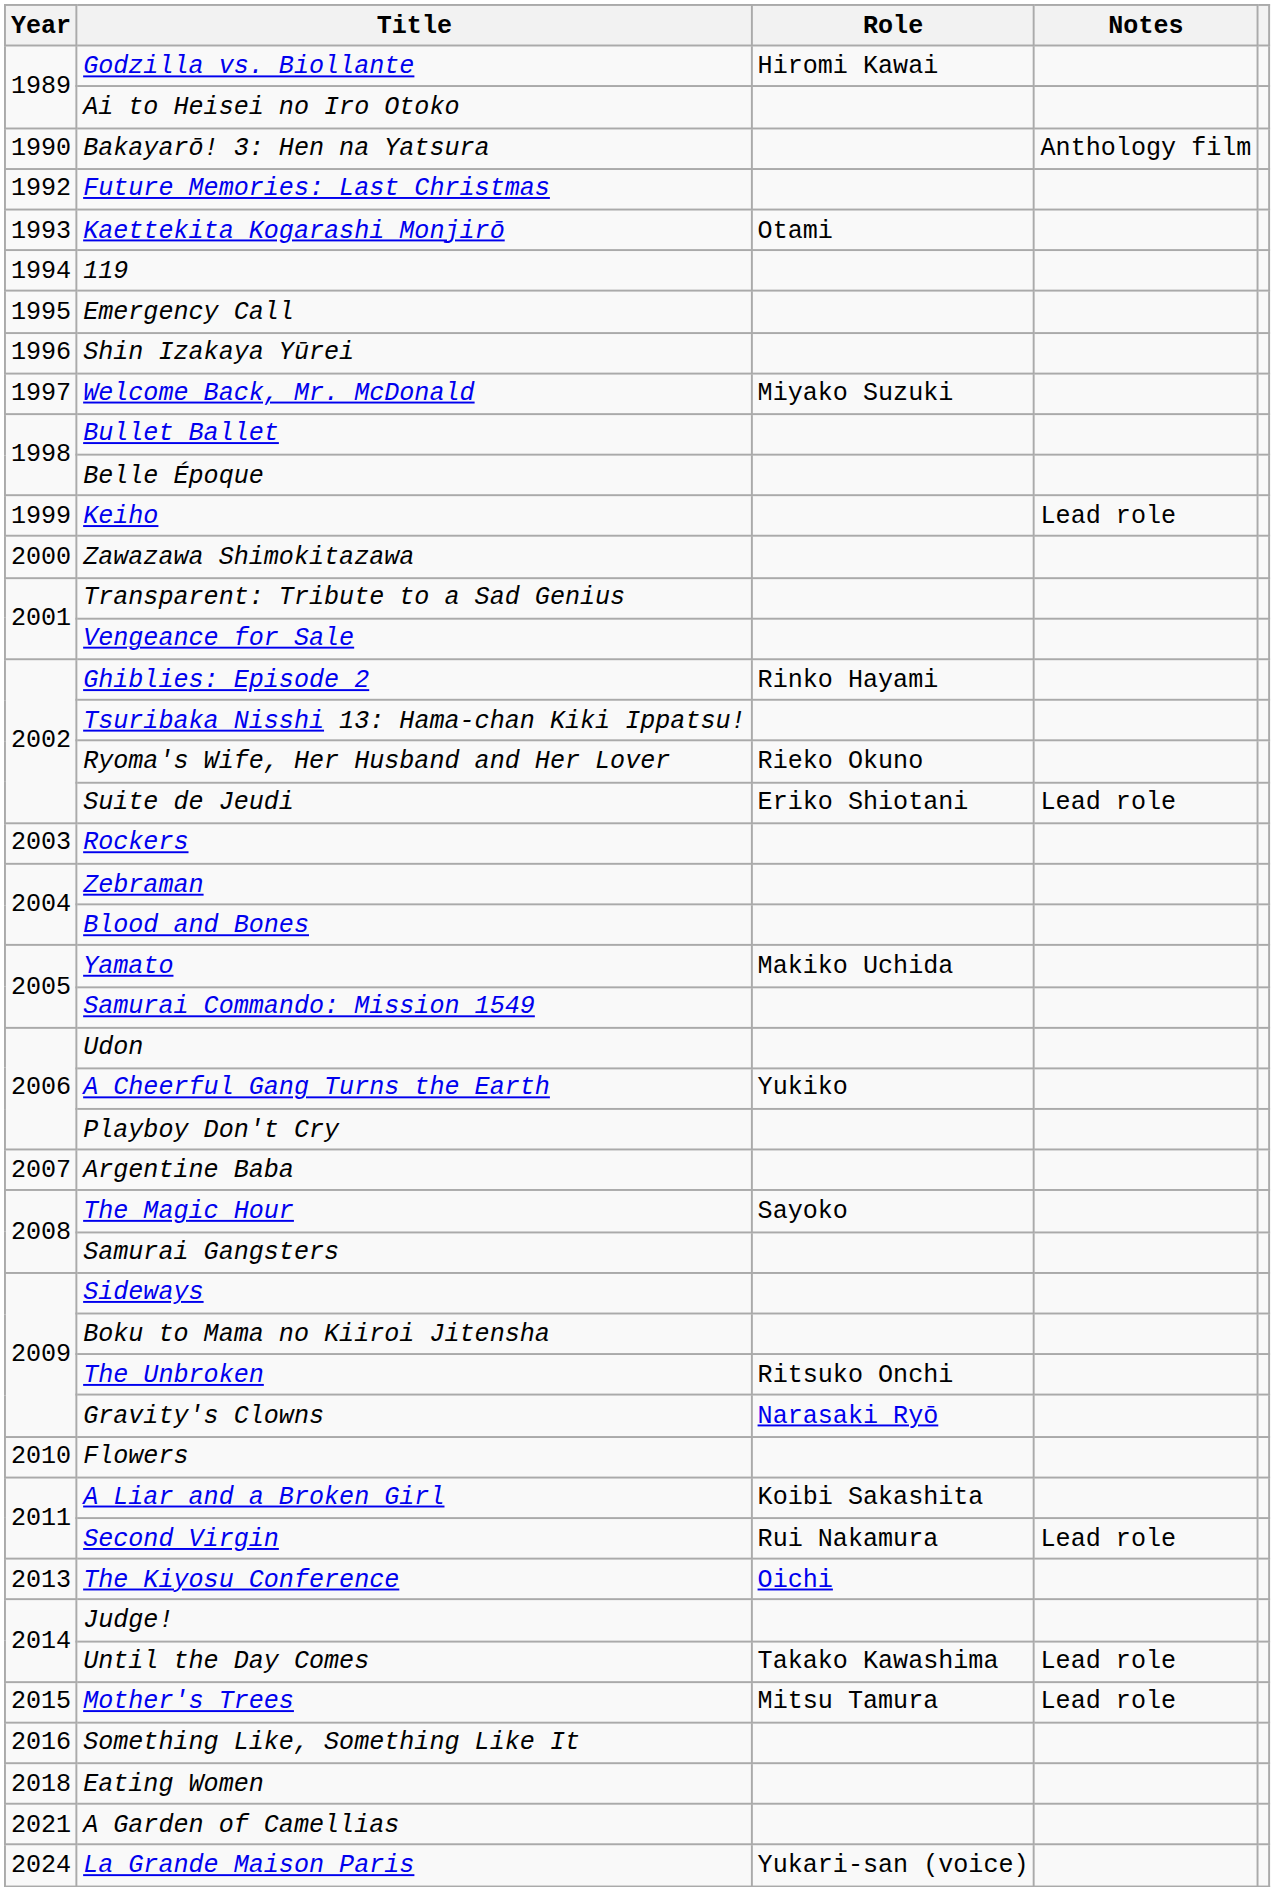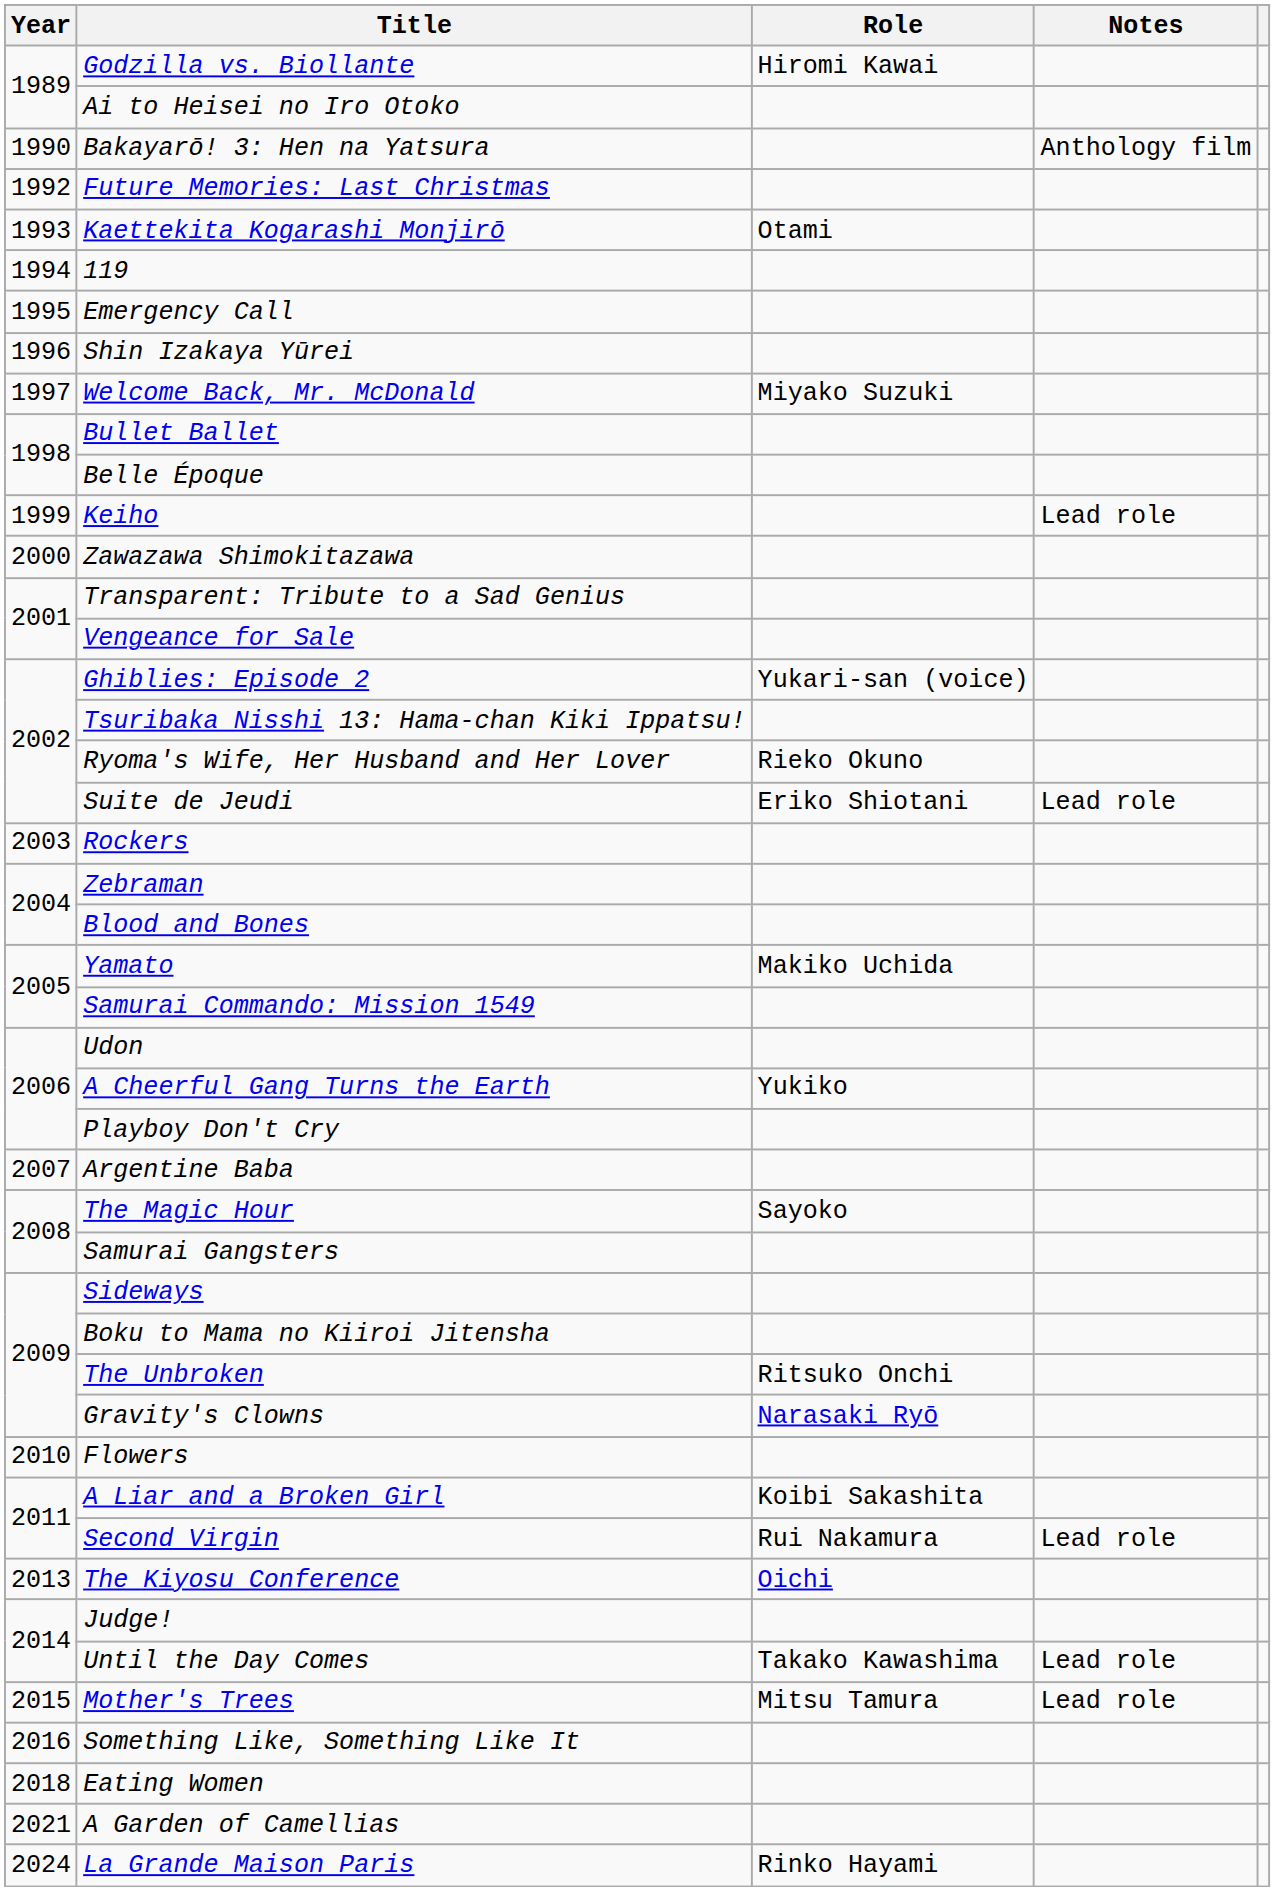(848, 680) Rinko Hayami -> (893, 680) Yukari-san (voice)
(893, 1866) Yukari-san (voice) -> (848, 1866) Rinko Hayami
